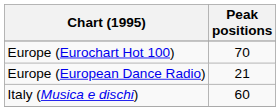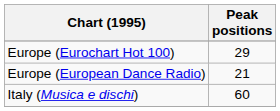(242, 52) 70 -> (242, 52) 29
